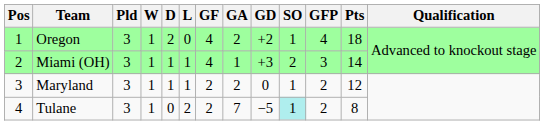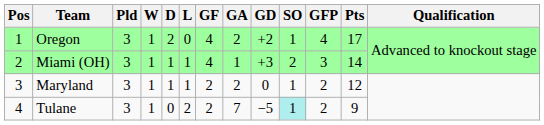(355, 39) 18 -> (355, 39) 17
(355, 108) 8 -> (355, 108) 9
